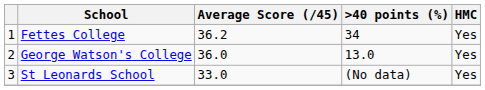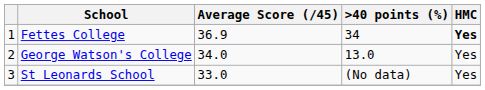(212, 35) 36.2 -> (212, 35) 36.9
(466, 35) normal -> (466, 35) bold
(212, 55) 36.0 -> (212, 55) 34.0
